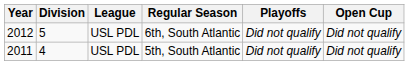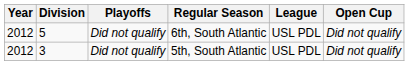columns swapped: (115, 13) <-> (283, 13)
(20, 51) 2011 -> (20, 51) 2012
(42, 51) 4 -> (42, 51) 3
